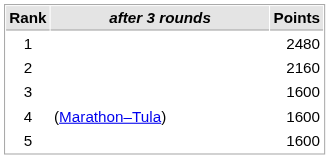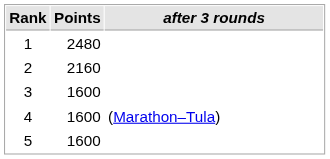columns swapped: (160, 18) <-> (297, 18)
